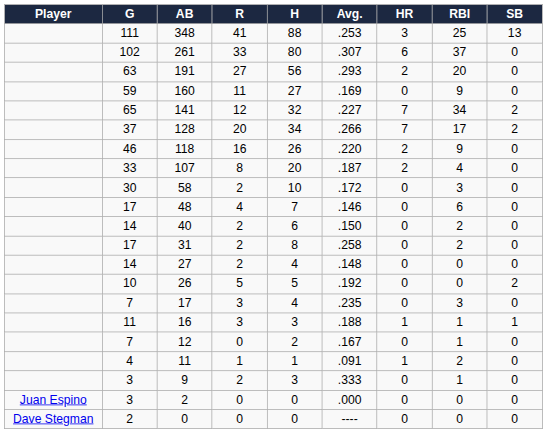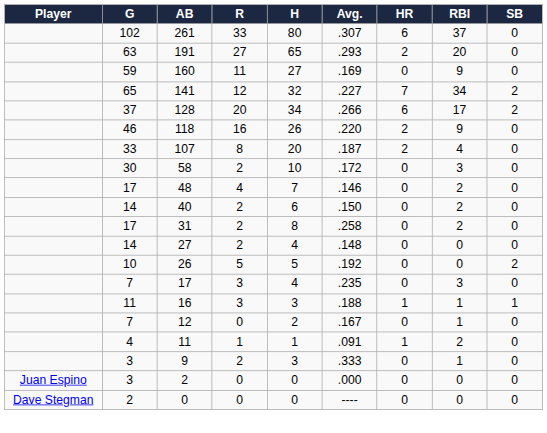- row: (185, 33)
(295, 71) 56 -> (295, 52) 65
(405, 129) 7 -> (405, 110) 6
(460, 206) 6 -> (460, 187) 2
